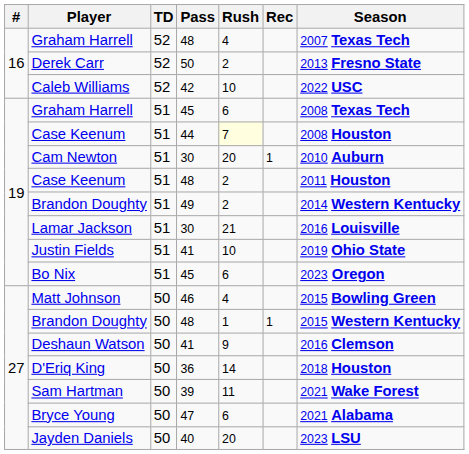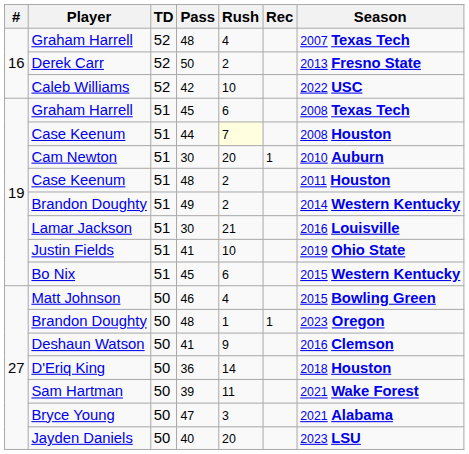(342, 274) 2023 Oregon -> (380, 274) 2015 Western Kentucky
(380, 321) 2015 Western Kentucky -> (342, 321) 2023 Oregon
(225, 416) 6 -> (225, 416) 3
